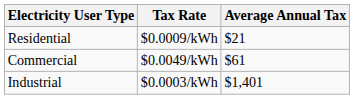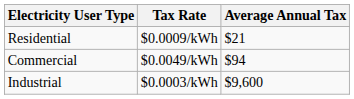(235, 60) $61 -> (235, 60) $94
(244, 82) $1,401 -> (244, 82) $9,600
